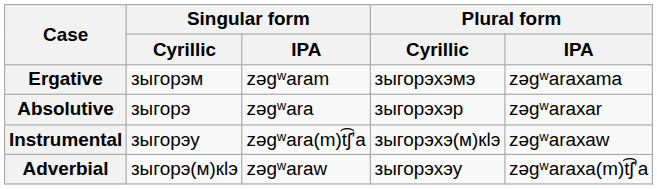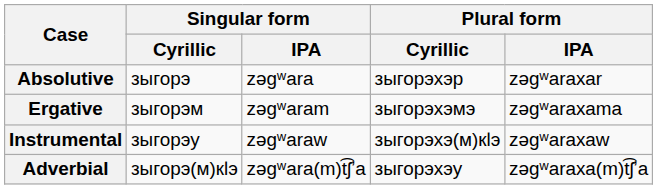rows swapped: (66, 109) <-> (66, 79)
(306, 139) zəɡʷara(m)t͡ʃʼa -> (287, 139) zəɡʷaraw
(287, 169) zəɡʷaraw -> (306, 169) zəɡʷara(m)t͡ʃʼa
